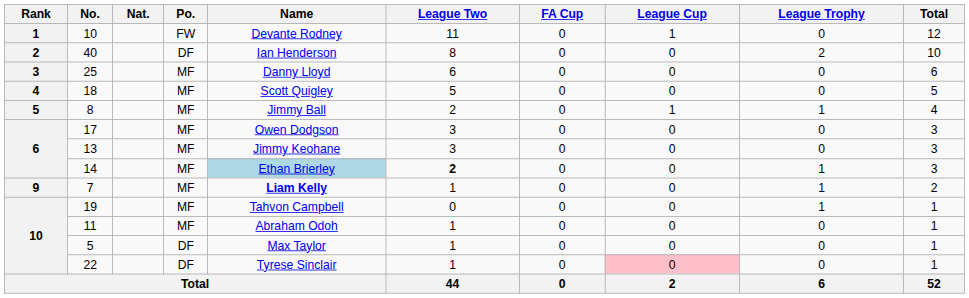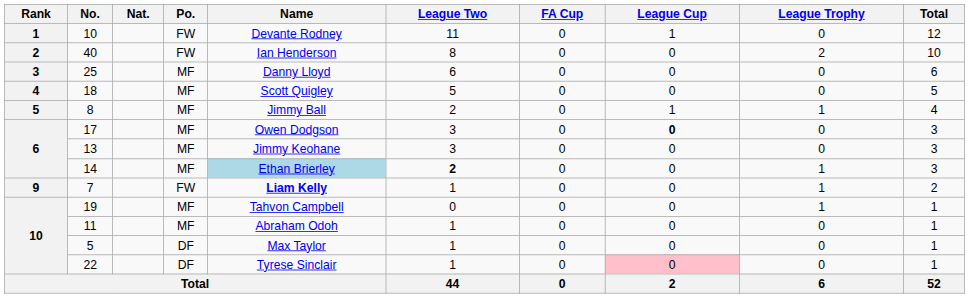(186, 53) DF -> (186, 53) FW
(672, 130) normal -> (672, 130) bold
(186, 187) MF -> (186, 187) FW
